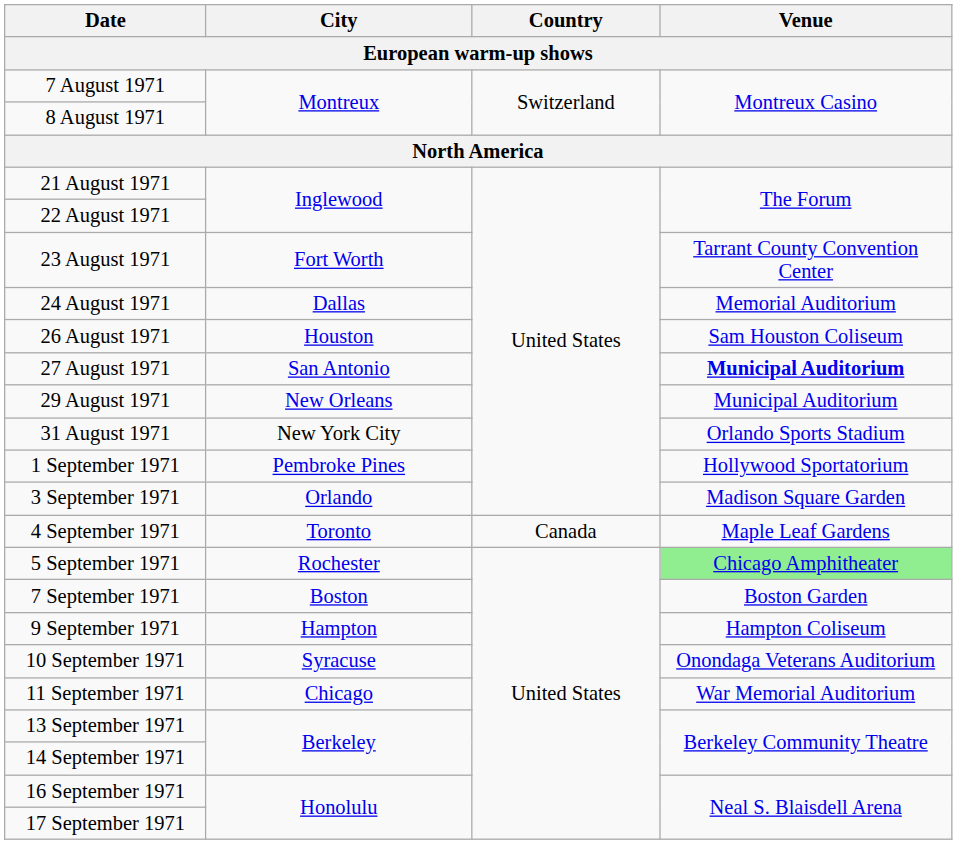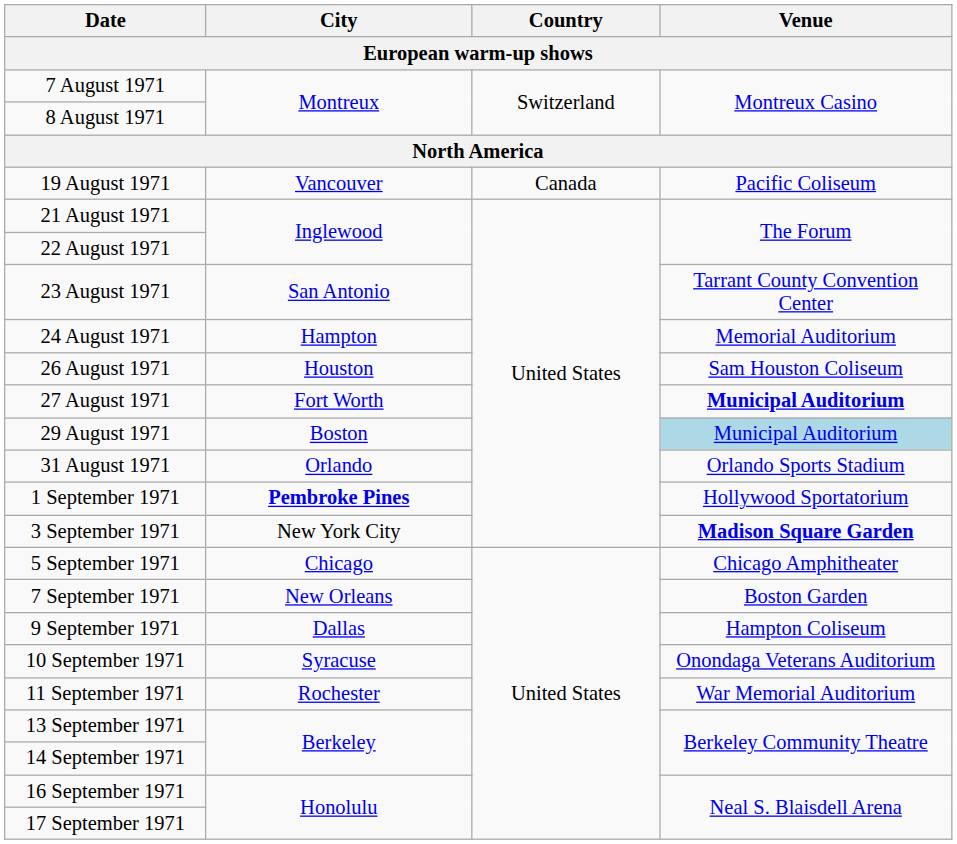+ row: (105, 183)
(339, 259) Fort Worth -> (339, 292) San Antonio
(339, 303) Dallas -> (339, 336) Hampton
(339, 368) San Antonio -> (339, 401) Fort Worth
(339, 401) New Orleans -> (339, 433) Boston
(806, 401) no background -> (806, 433) lightblue background
(339, 433) New York City -> (339, 466) Orlando
(339, 466) normal -> (339, 498) bold
(339, 498) Orlando -> (339, 530) New York City
(806, 498) normal -> (806, 530) bold
- row: (105, 530)
(339, 563) Rochester -> (339, 563) Chicago
(806, 563) lightgreen background -> (806, 563) no background
(339, 595) Boston -> (339, 595) New Orleans
(339, 628) Hampton -> (339, 628) Dallas
(339, 693) Chicago -> (339, 693) Rochester
